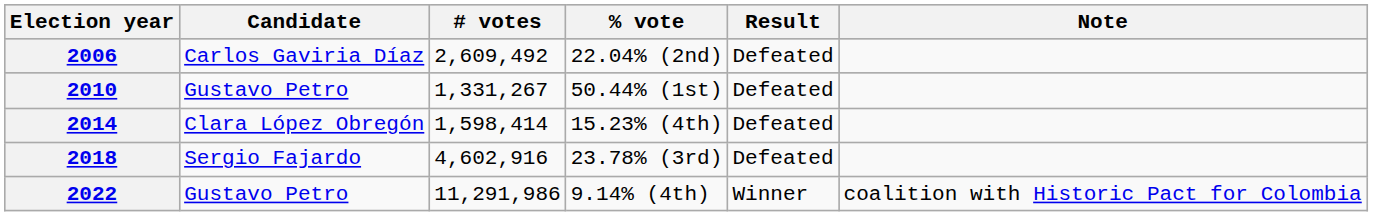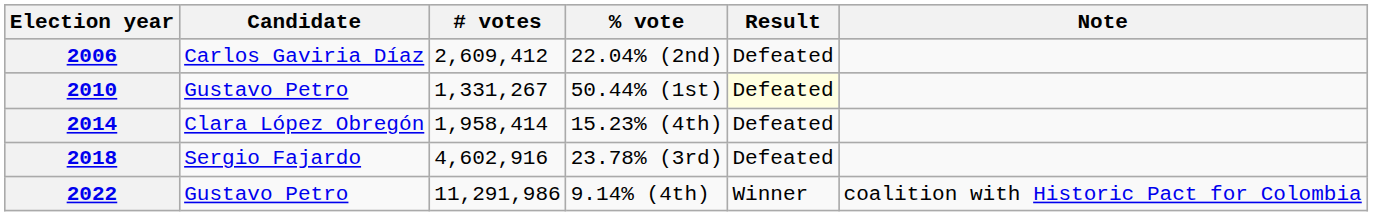(491, 56) 2,609,492 -> (491, 56) 2,609,412
(783, 91) no background -> (783, 91) lightyellow background
(491, 125) 1,598,414 -> (491, 125) 1,958,414
